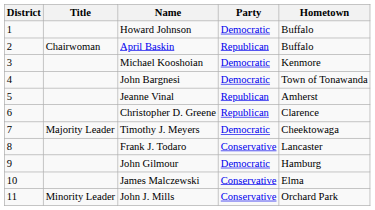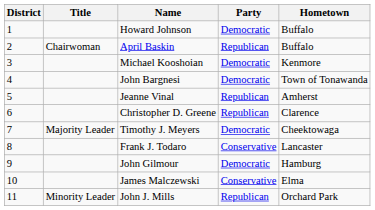(249, 197) Conservative -> (245, 197) Republican
